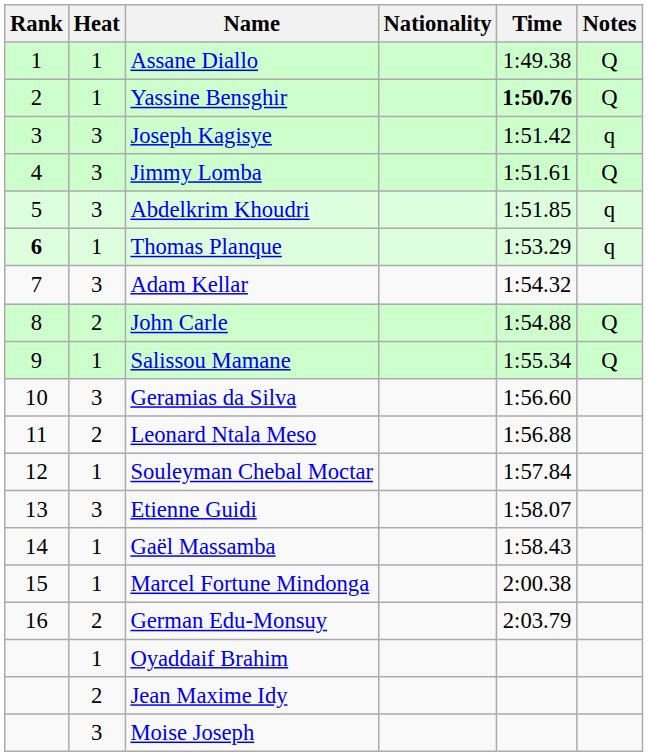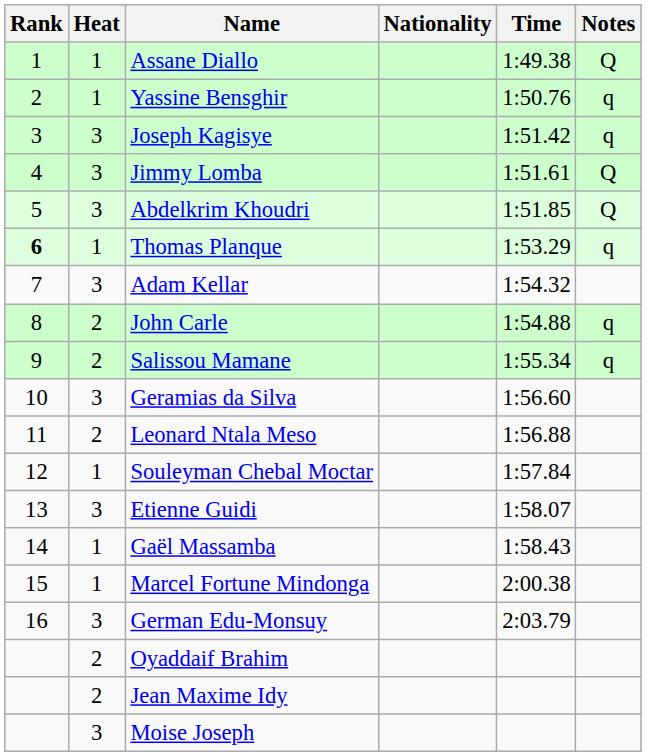(537, 98) bold -> (536, 98) normal
(610, 98) Q -> (608, 98) q
(610, 210) q -> (608, 210) Q
(610, 322) Q -> (608, 322) q
(97, 359) 1 -> (97, 359) 2
(610, 359) Q -> (608, 359) q
(97, 620) 2 -> (97, 620) 3
(97, 658) 1 -> (97, 658) 2
